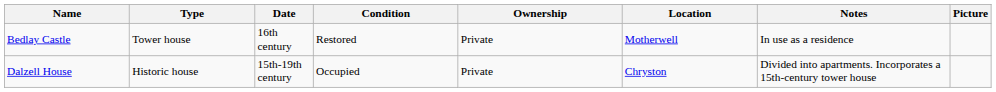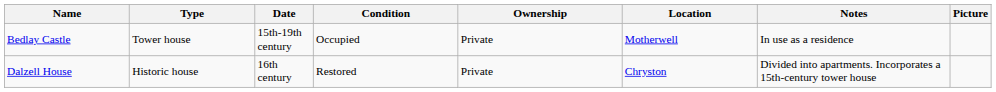(275, 39) 16th century -> (280, 39) 15th-19th century
(336, 39) Restored -> (338, 39) Occupied
(280, 71) 15th-19th century -> (275, 71) 16th century
(338, 71) Occupied -> (336, 71) Restored
